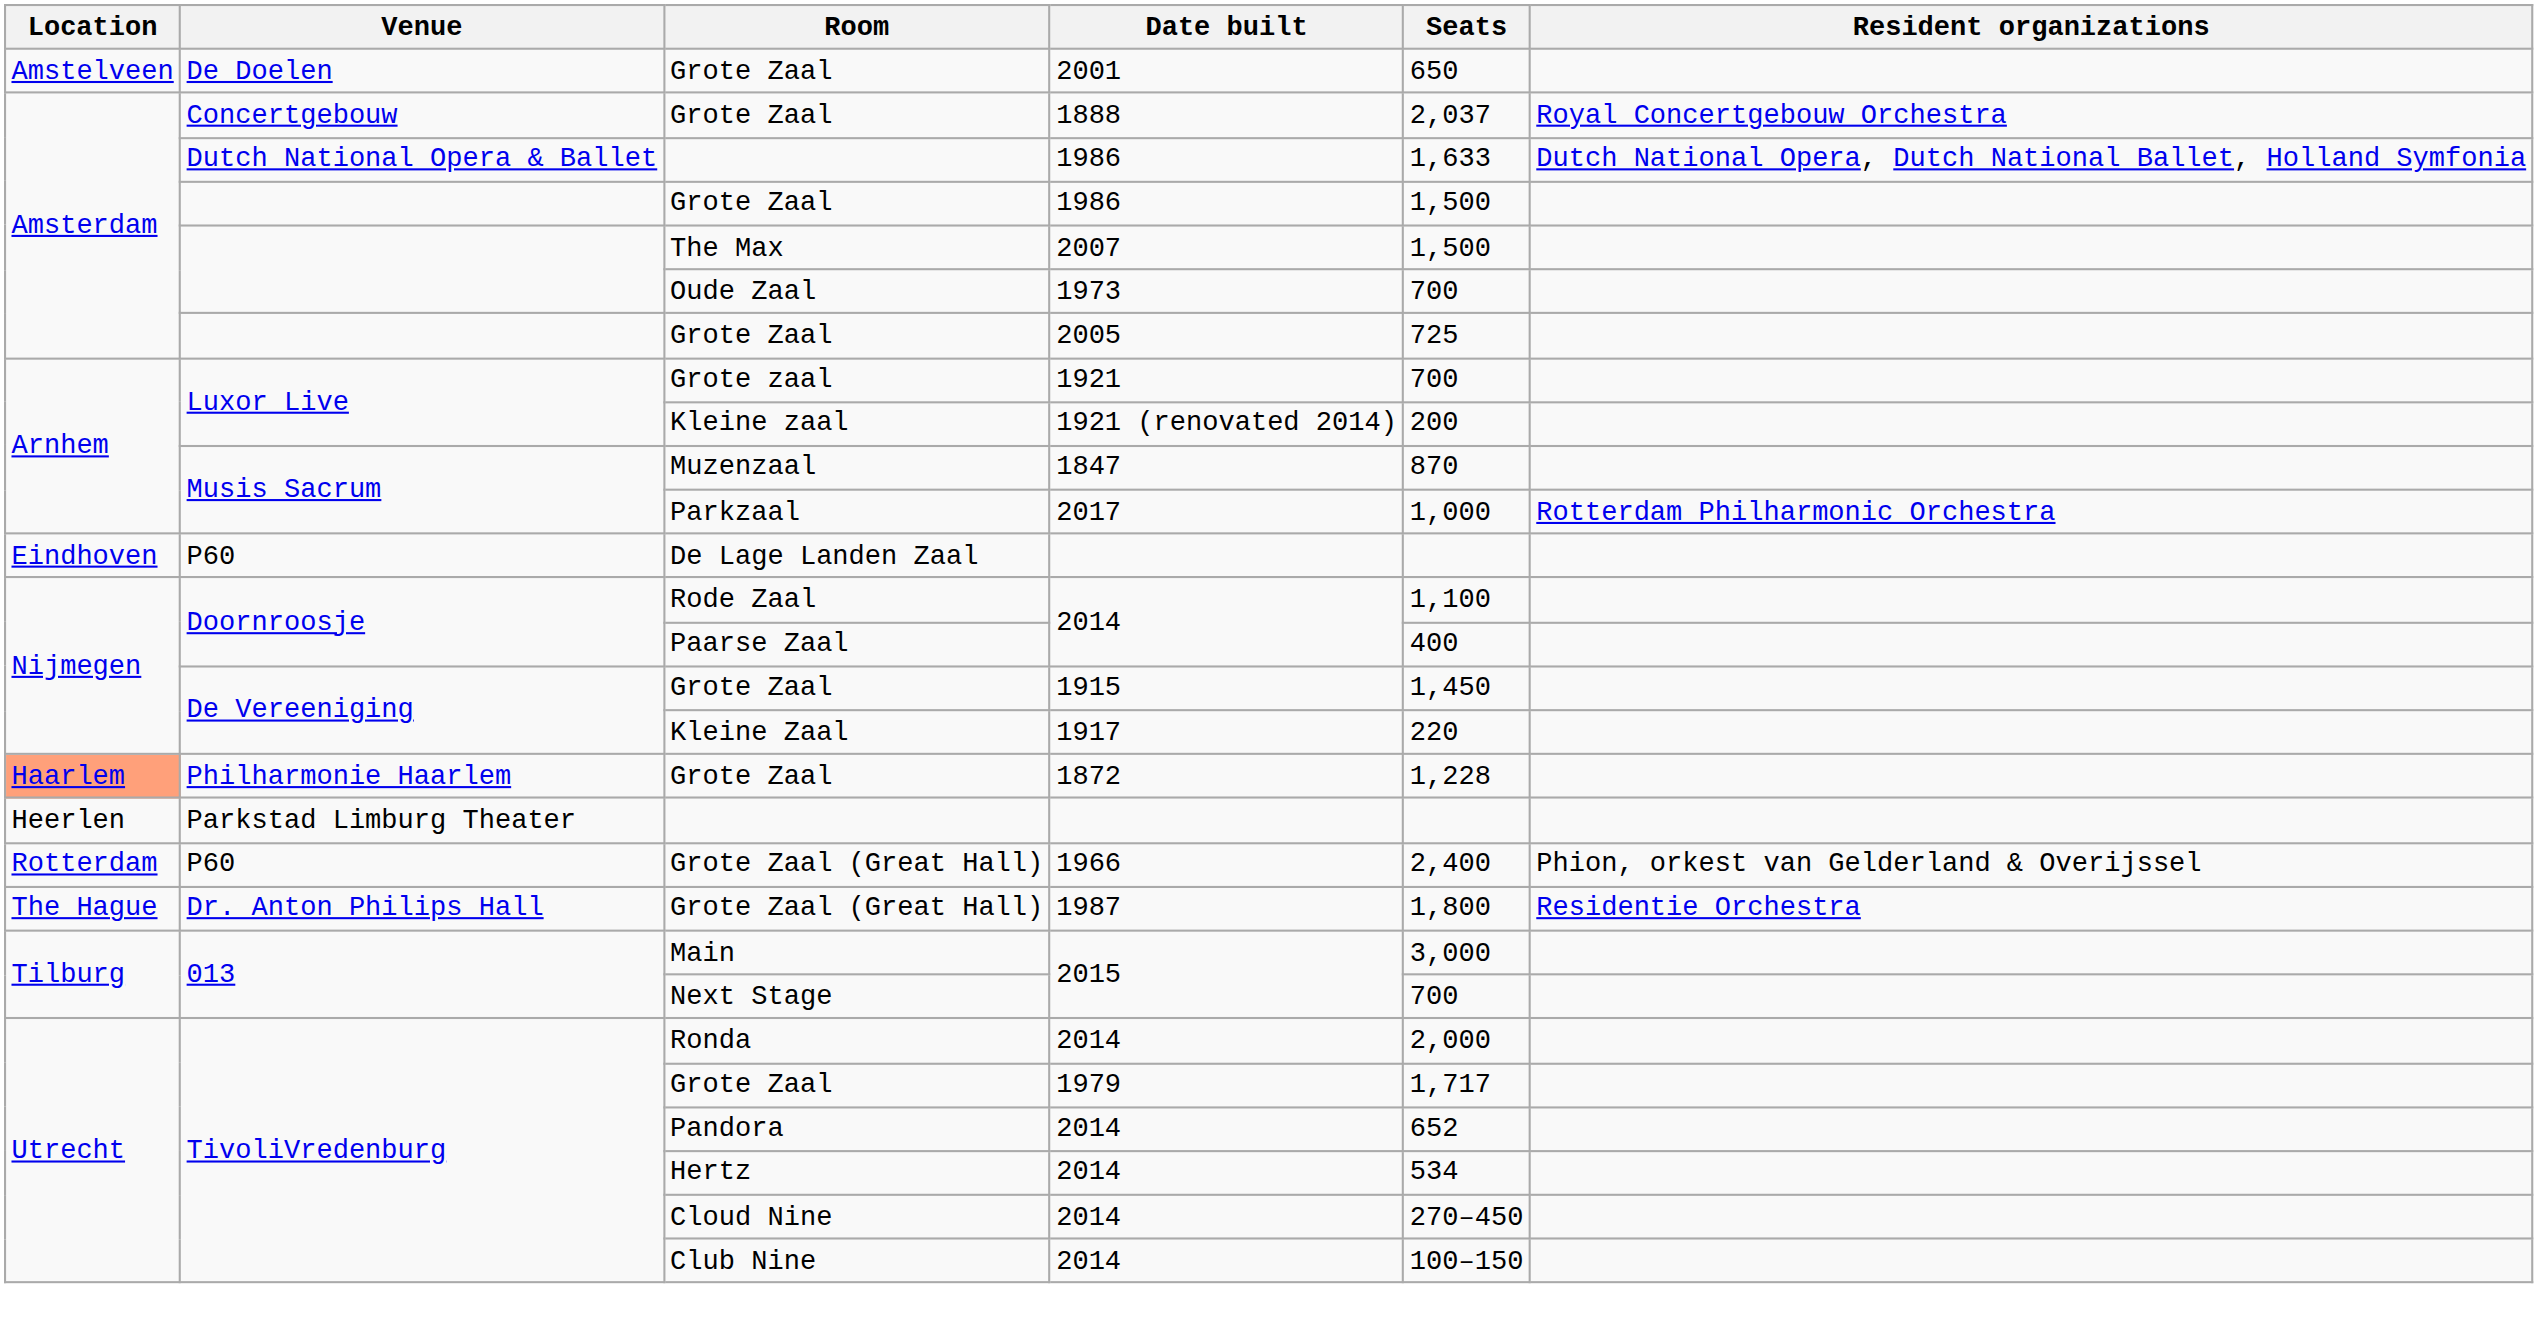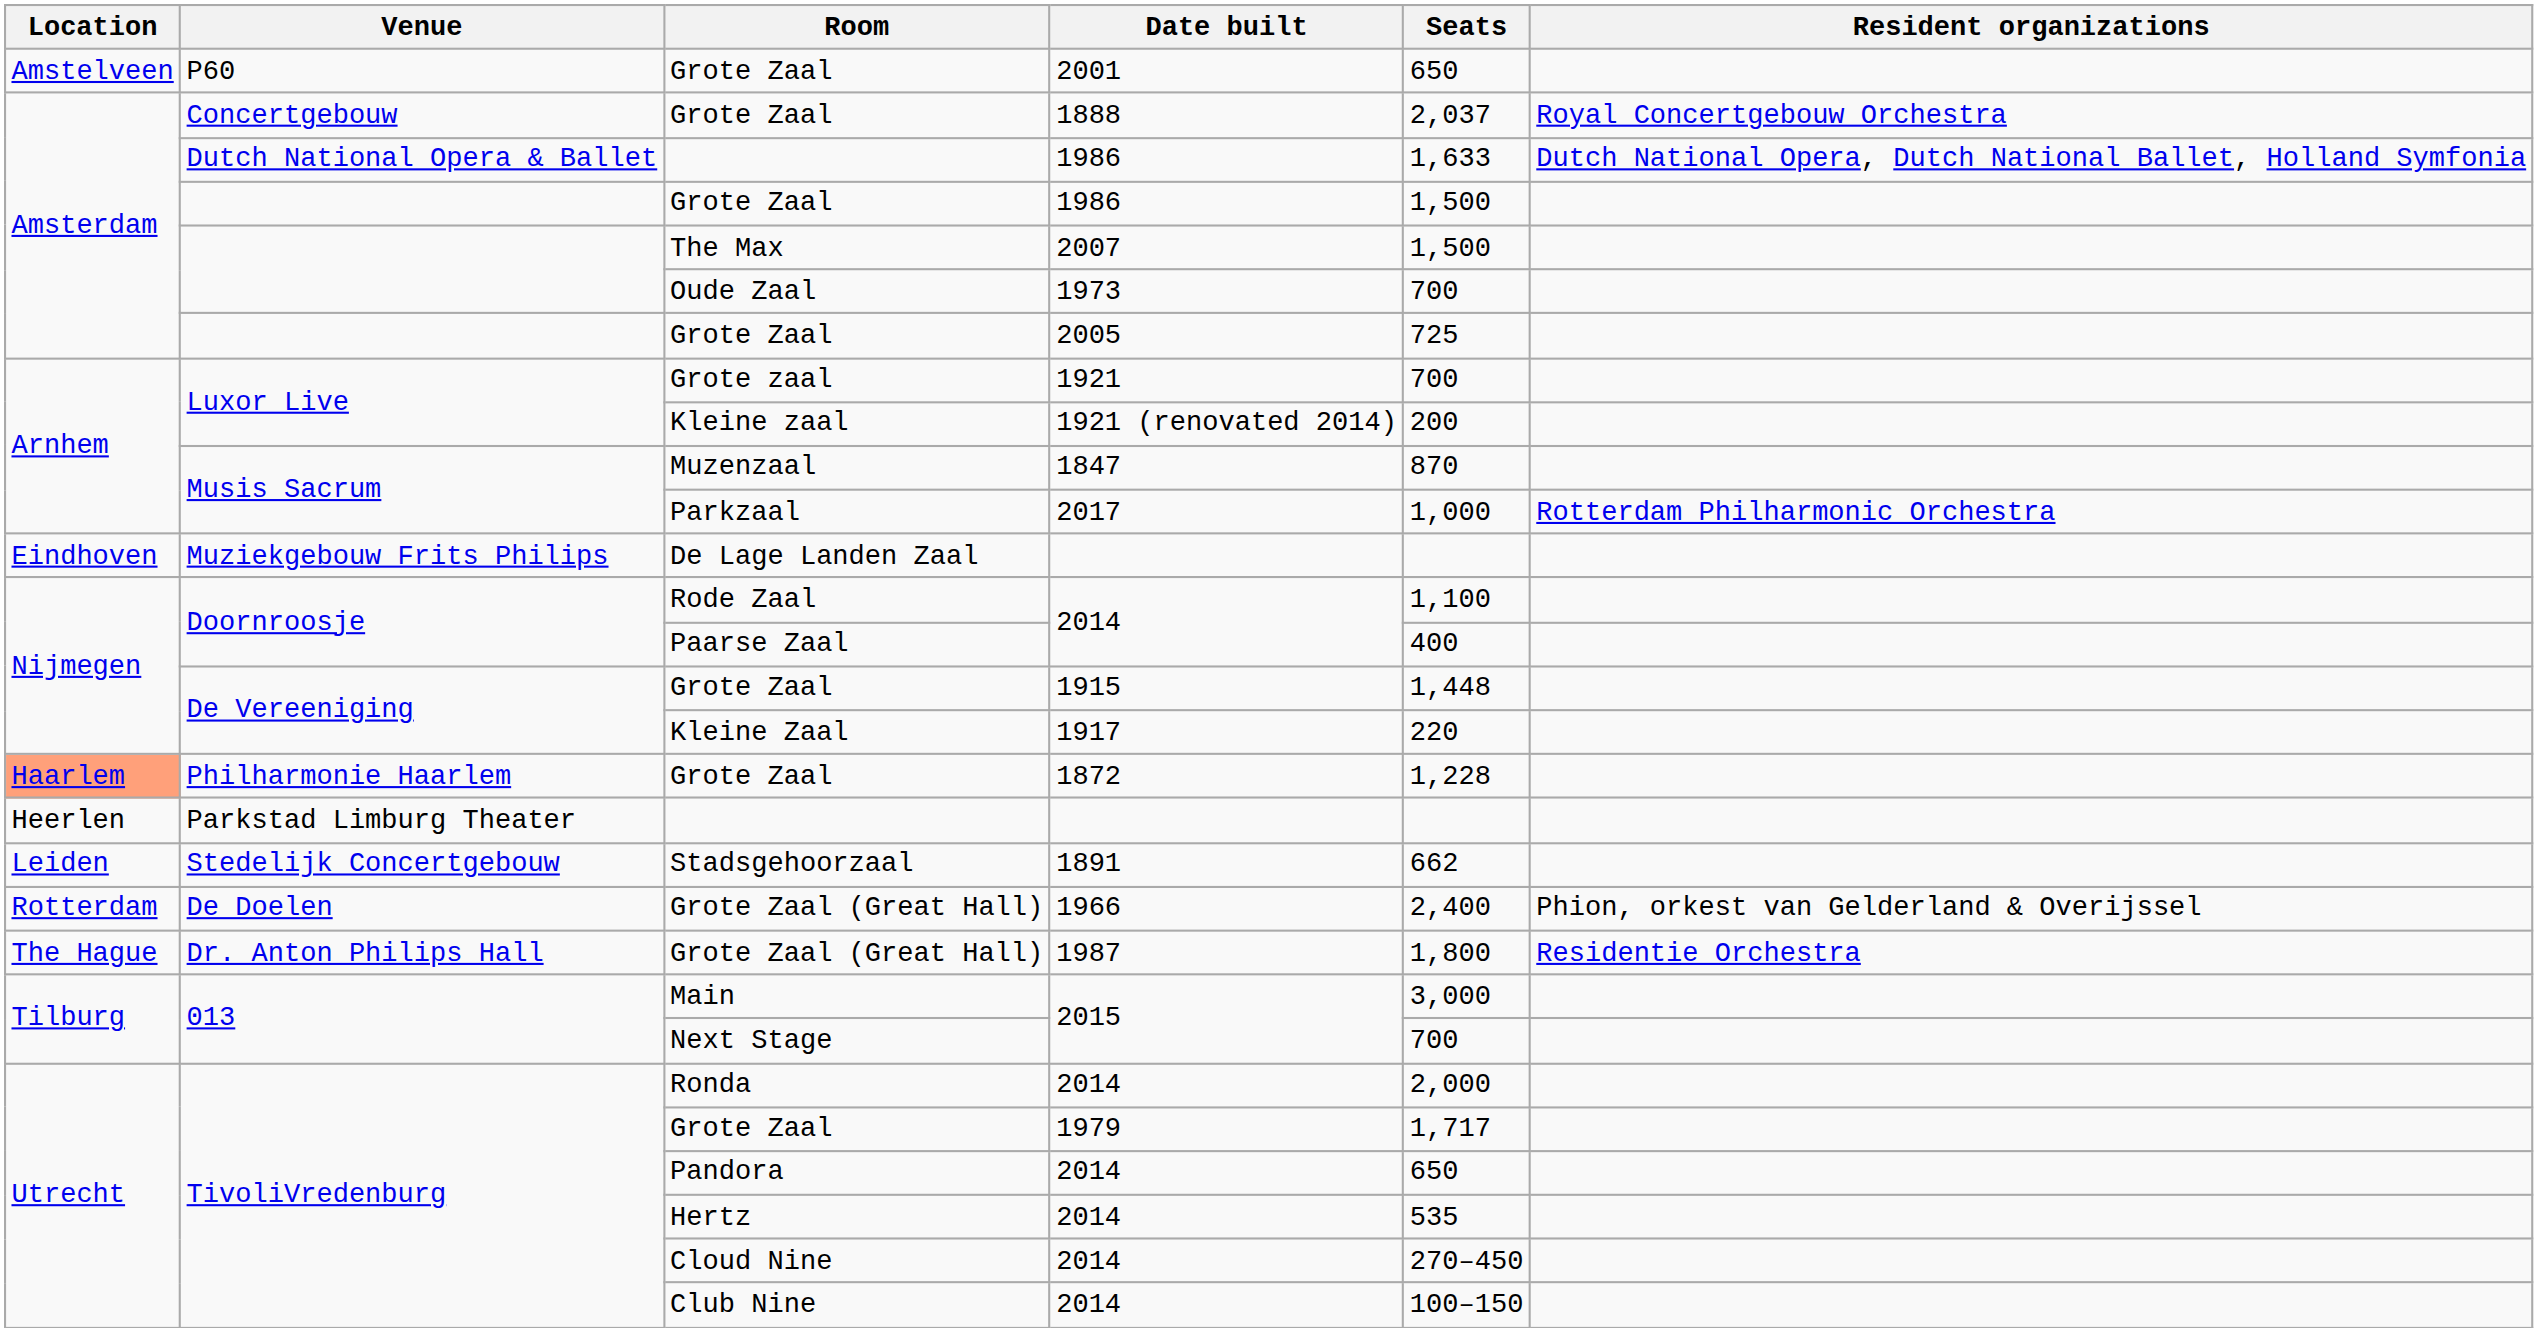(260, 71) De Doelen -> (211, 71) P60
(211, 556) P60 -> (398, 556) Muziekgebouw Frits Philips
(1450, 688) 1,450 -> (1450, 688) 1,448
+ row: (792, 864)
(211, 864) P60 -> (260, 908) De Doelen
(1434, 1129) 652 -> (1434, 1173) 650
(1434, 1173) 534 -> (1434, 1217) 535
